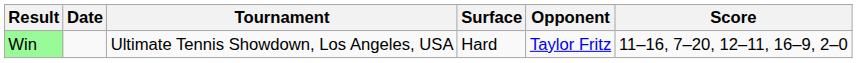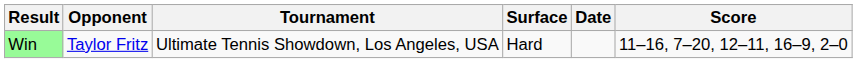columns swapped: (85, 17) <-> (571, 17)
